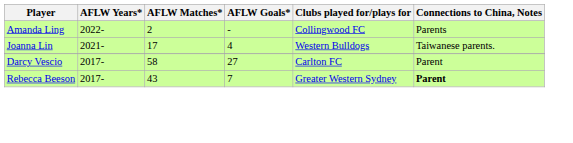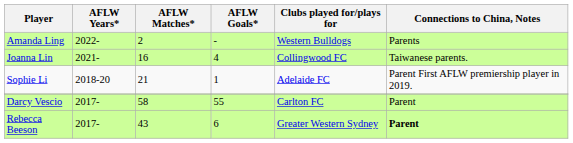(330, 29) Collingwood FC -> (314, 40) Western Bulldogs
(152, 45) 17 -> (143, 57) 16
(332, 45) Western Bulldogs -> (312, 57) Collingwood FC
+ row: (27, 79)
(232, 62) 27 -> (219, 102) 55
(230, 78) 7 -> (216, 124) 6
